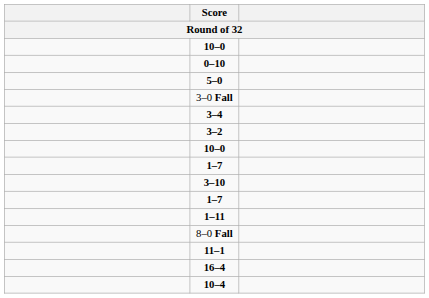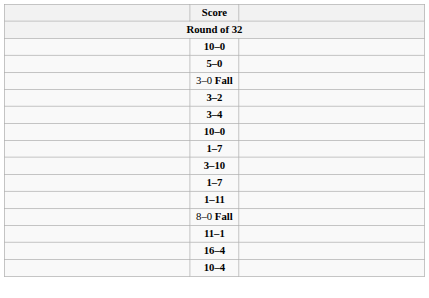- row: (97, 64)
rows swapped: (97, 115) <-> (97, 132)
